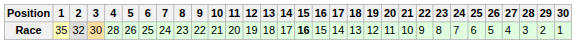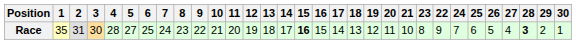columns swapped: (425, 13) <-> (442, 13)
(79, 31) 32 -> (79, 31) 31
(131, 31) 26 -> (131, 31) 27
(525, 31) normal -> (525, 31) bold
